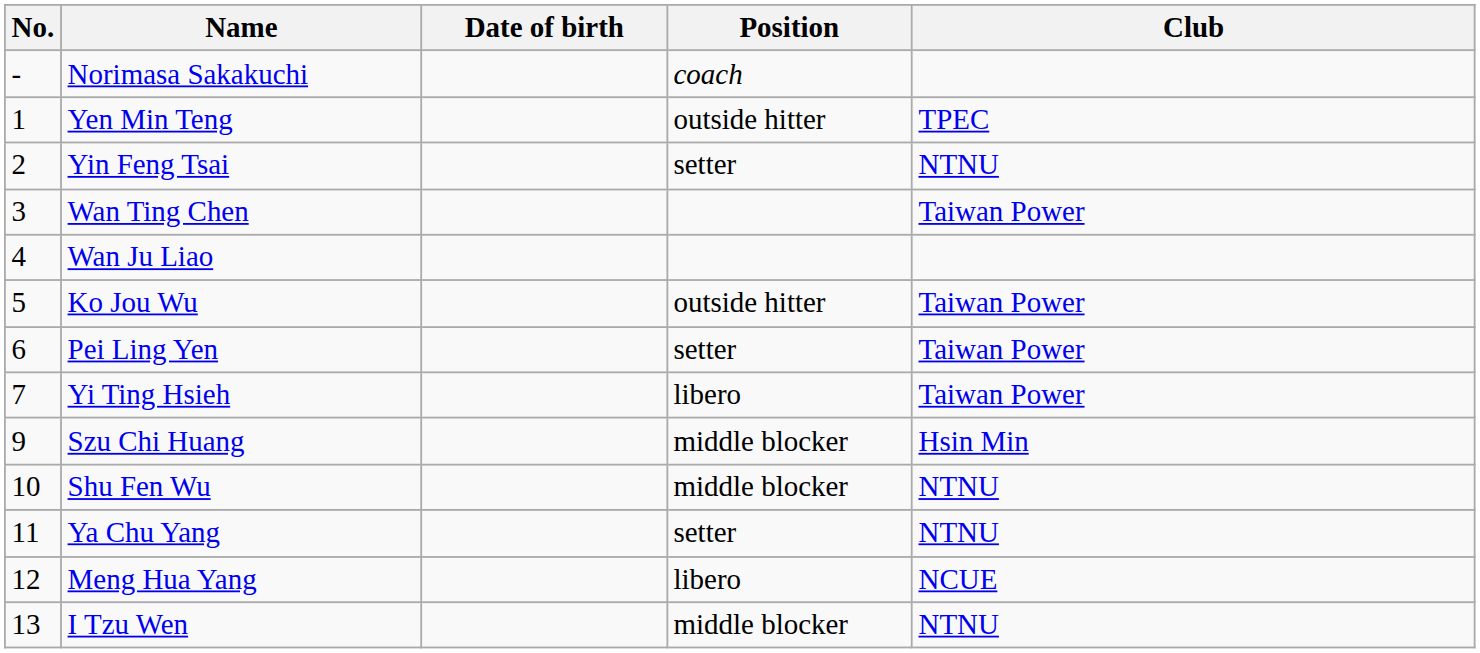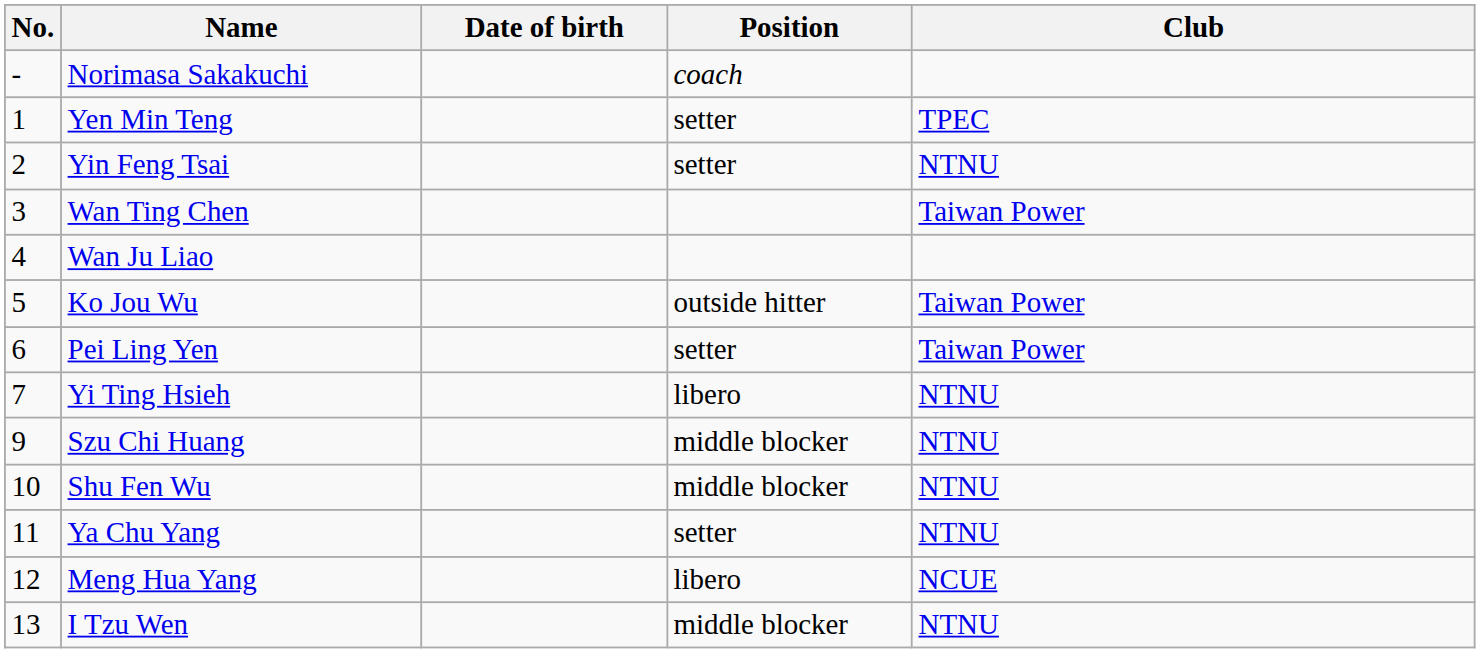(749, 119) outside hitter -> (705, 119) setter
(1002, 394) Taiwan Power -> (959, 394) NTNU
(974, 440) Hsin Min -> (959, 440) NTNU
